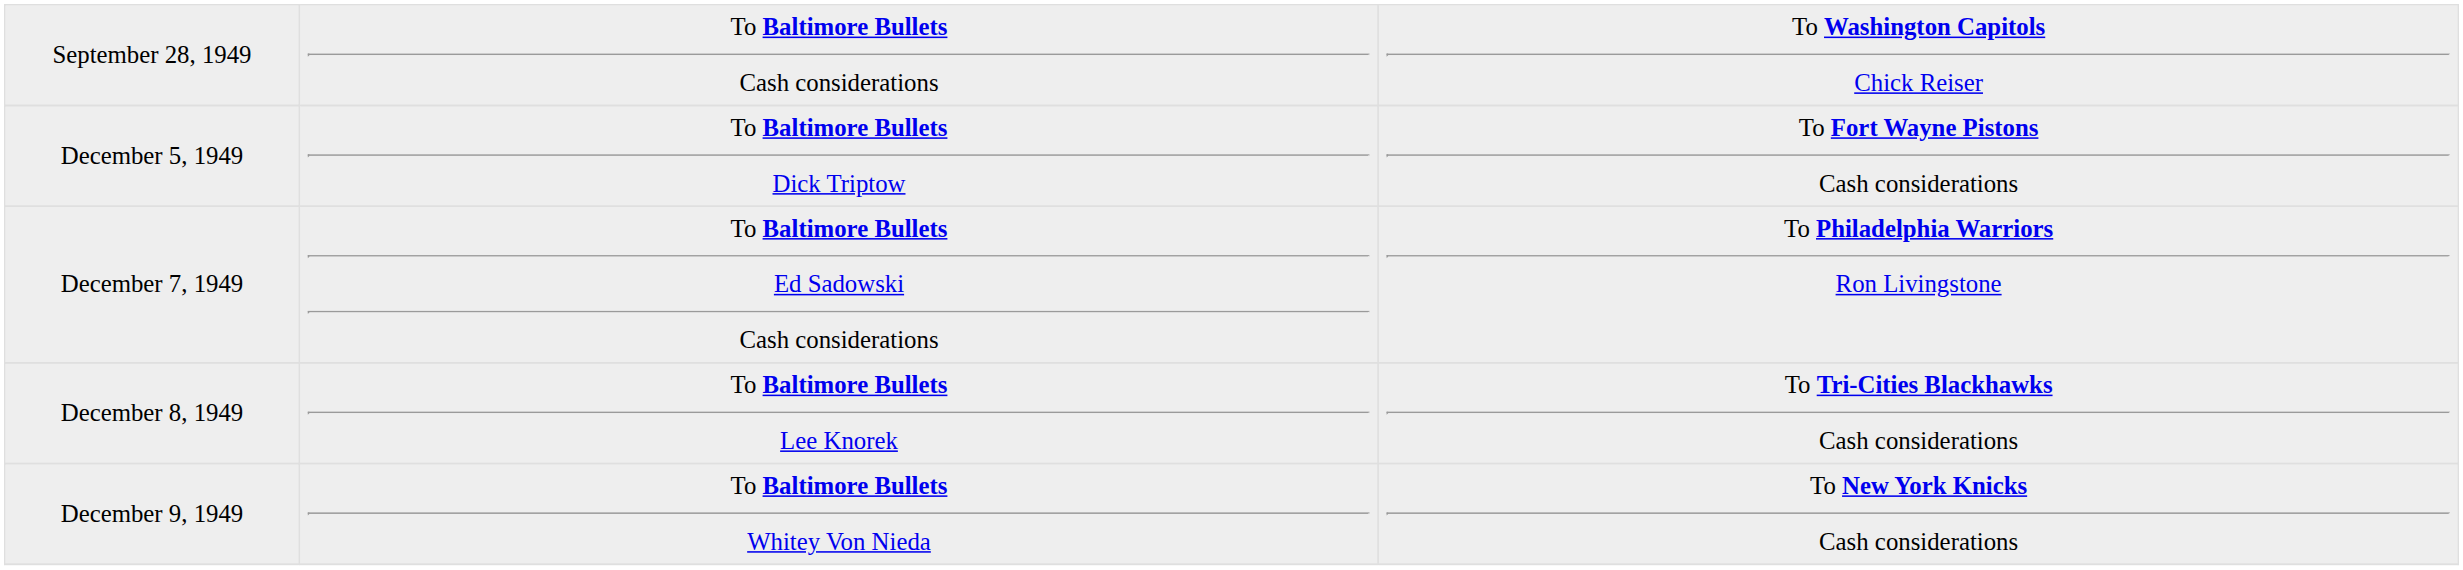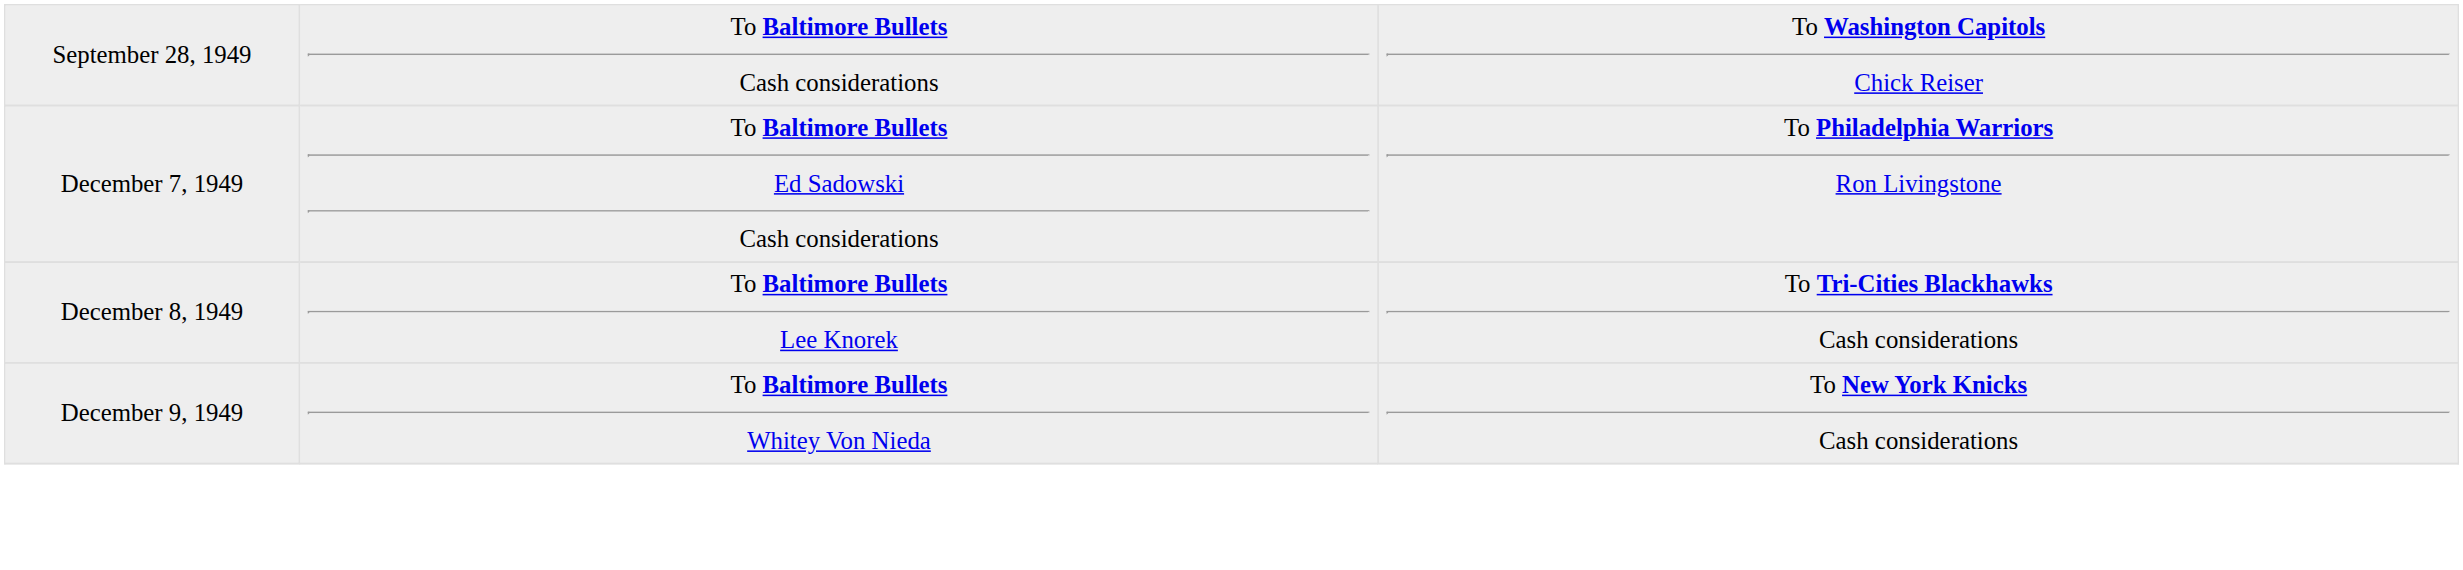- row: (152, 155)
